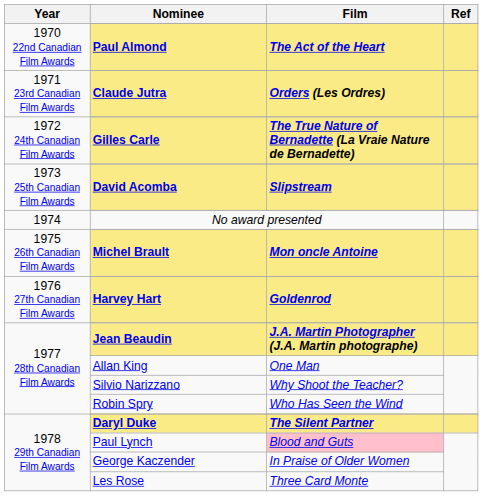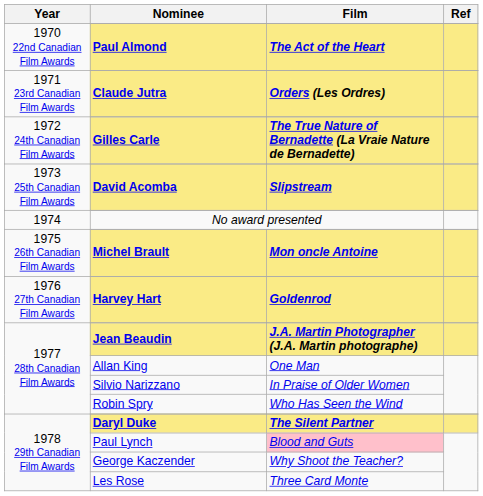(336, 384) Why Shoot the Teacher? -> (339, 384) In Praise of Older Women
(339, 461) In Praise of Older Women -> (336, 461) Why Shoot the Teacher?
